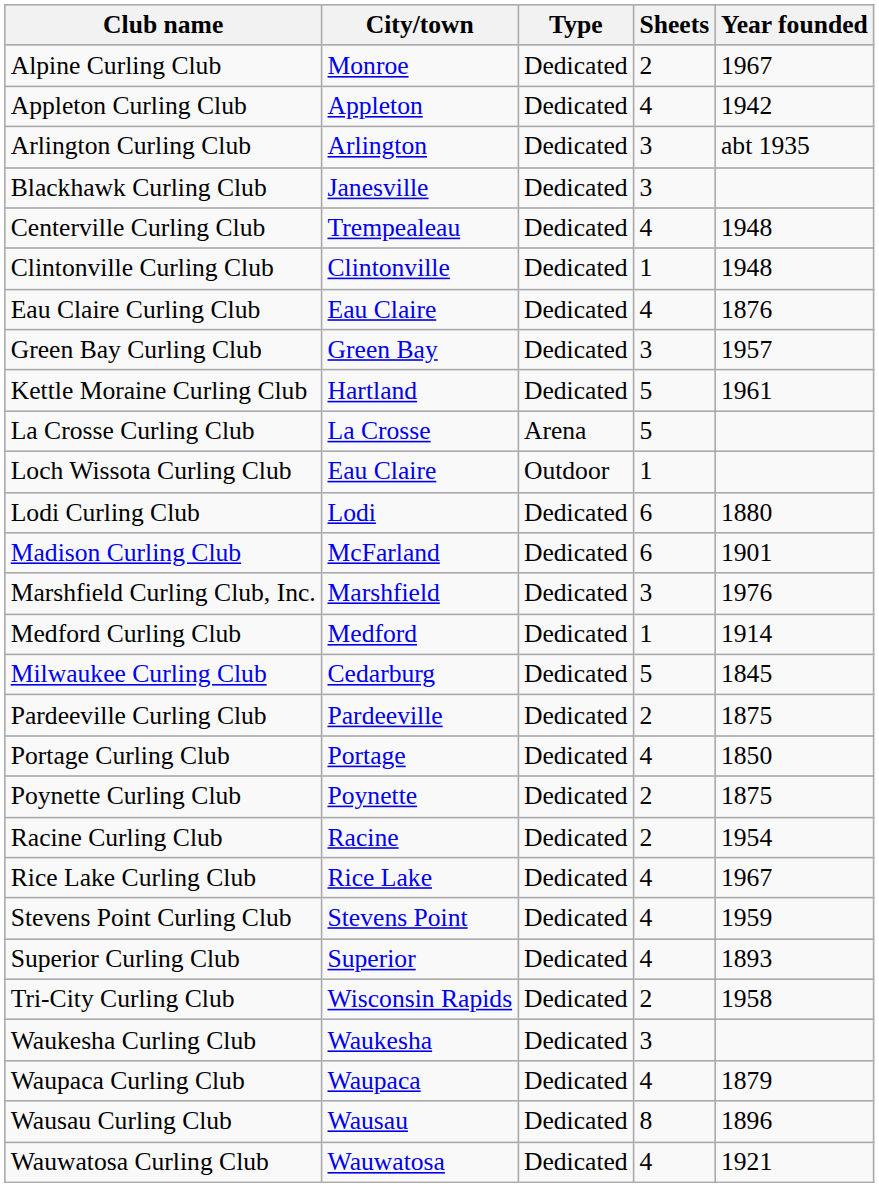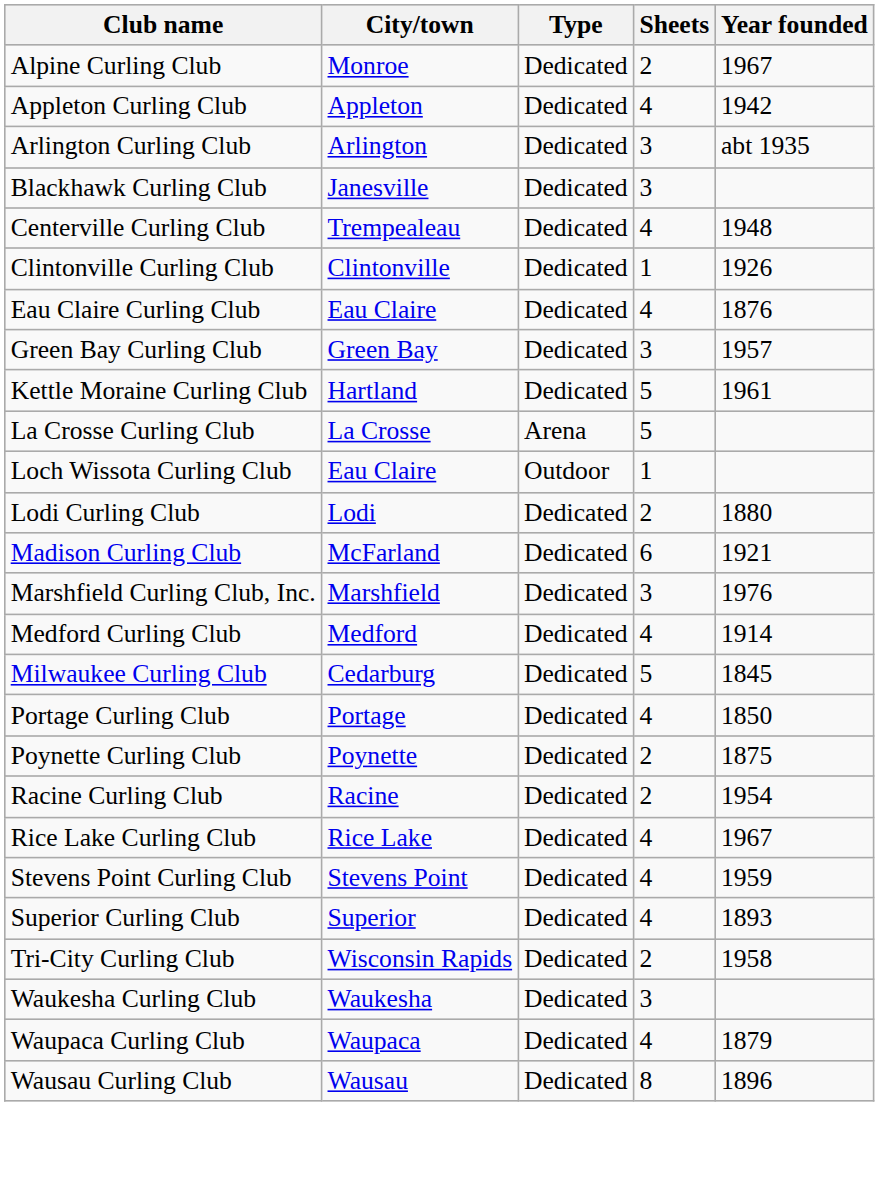(747, 268) 1948 -> (747, 268) 1926
(646, 512) 6 -> (646, 512) 2
(747, 552) 1901 -> (747, 552) 1921
(646, 633) 1 -> (646, 633) 4
- row: (139, 715)
- row: (140, 1161)
